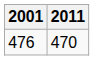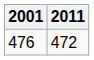(64, 42) 470 -> (64, 42) 472
